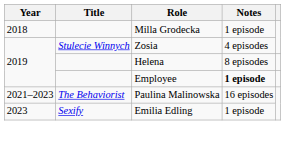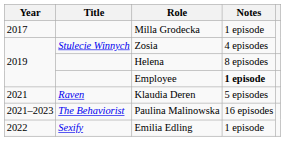(17, 29) 2018 -> (17, 29) 2017
+ row: (165, 95)
(17, 111) 2023 -> (17, 128) 2022
